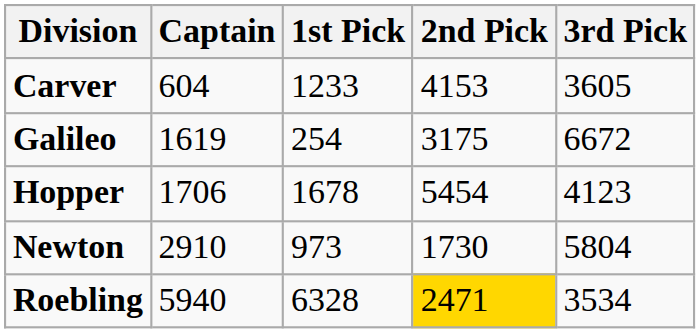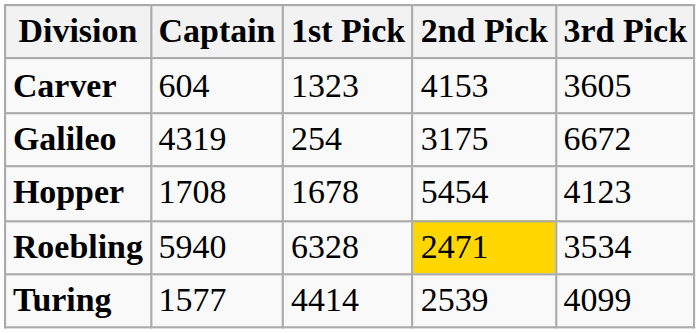(325, 85) 1233 -> (325, 85) 1323
(192, 138) 1619 -> (192, 138) 4319
(192, 192) 1706 -> (192, 192) 1708
- row: (68, 246)
+ row: (62, 300)
